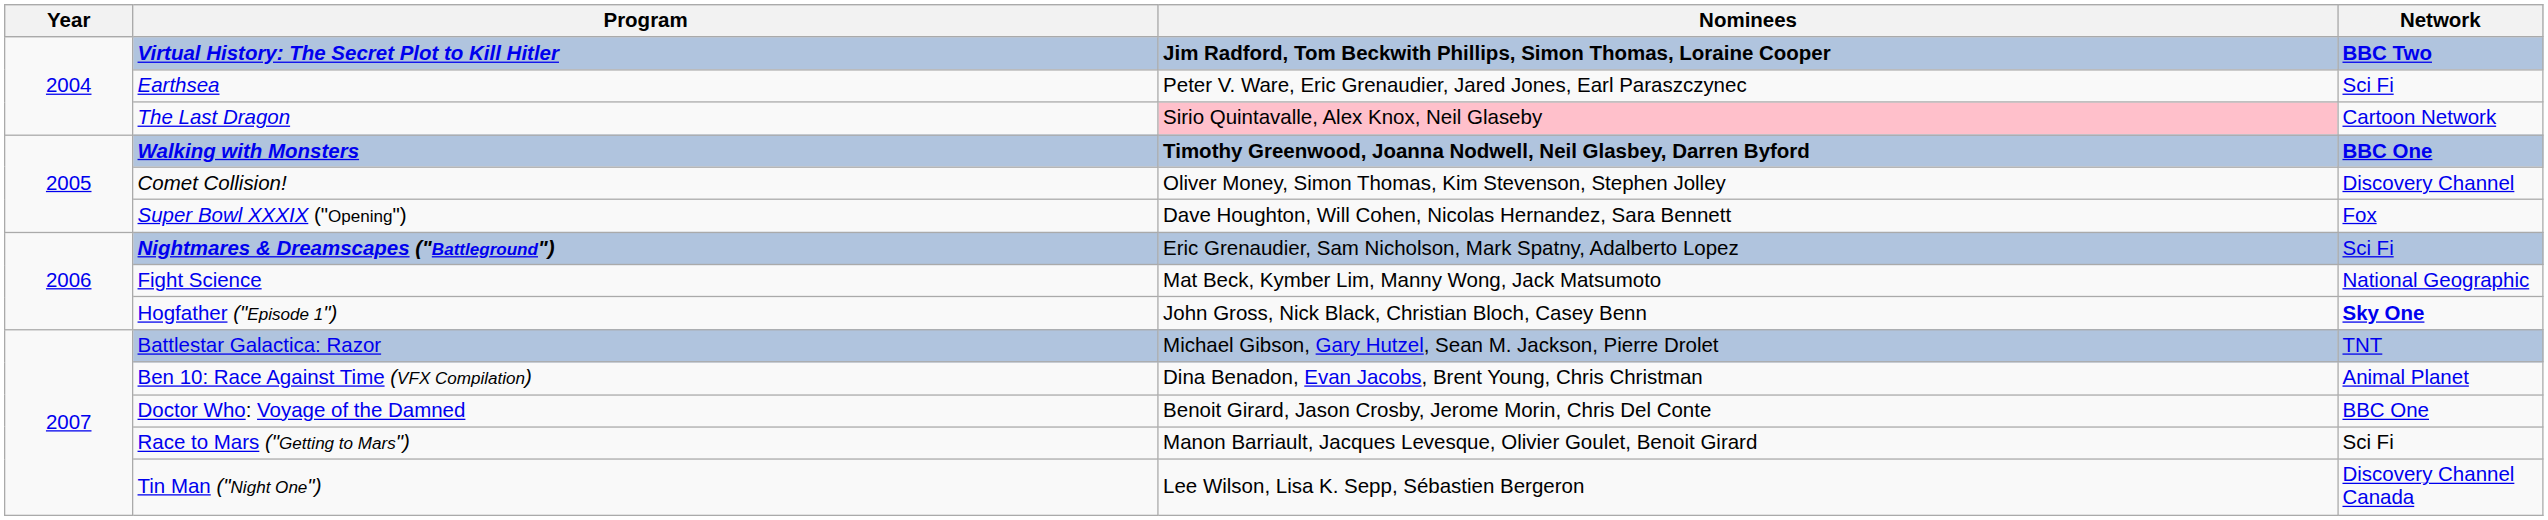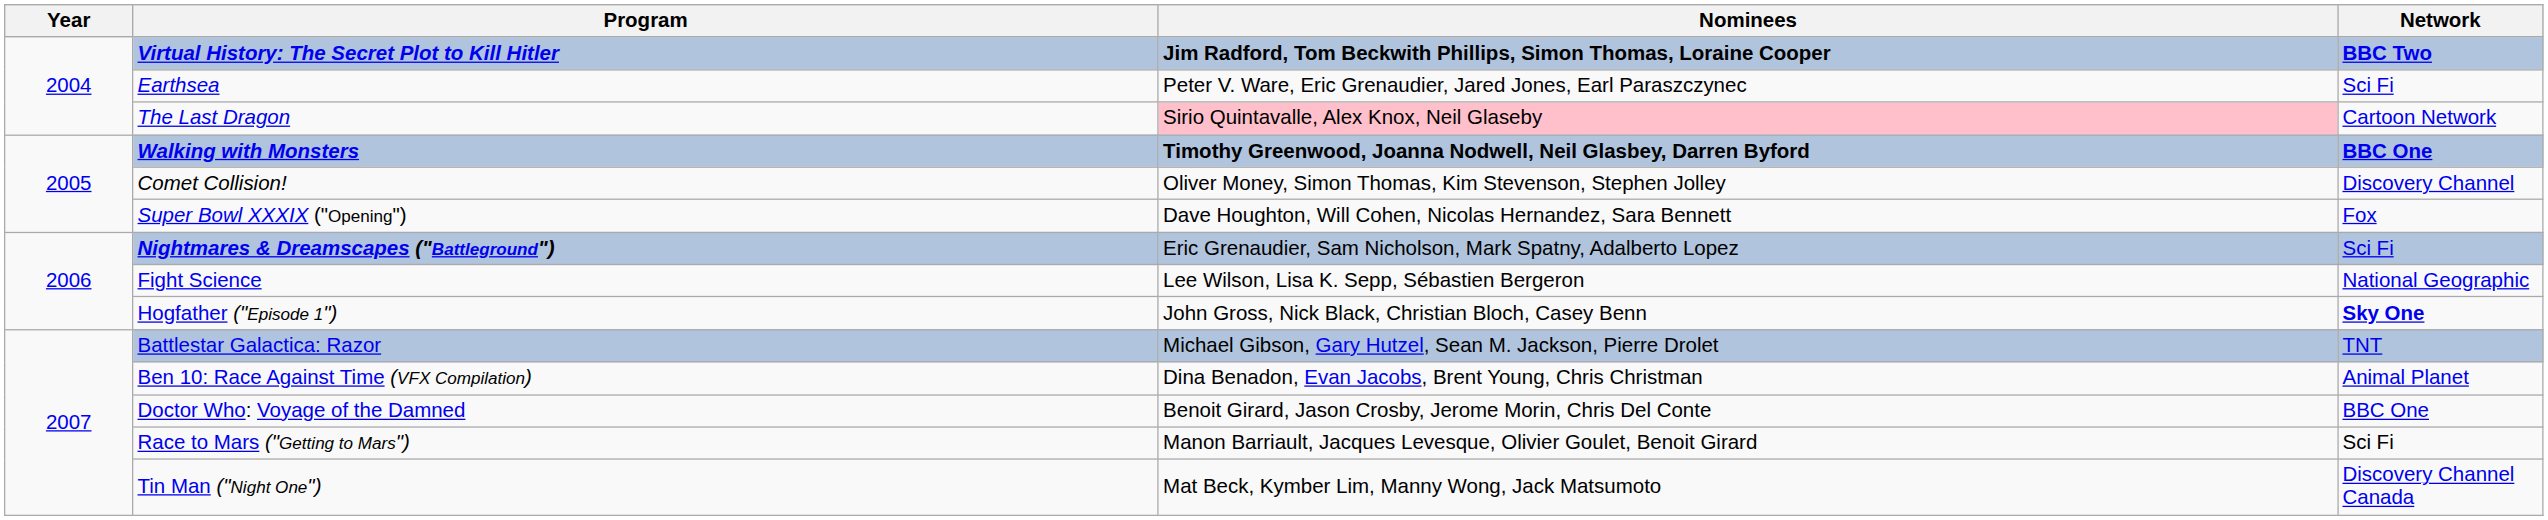(1412, 280) Mat Beck, Kymber Lim, Manny Wong, Jack Matsumoto -> (1374, 280) Lee Wilson, Lisa K. Sepp, Sébastien Bergeron
(1374, 486) Lee Wilson, Lisa K. Sepp, Sébastien Bergeron -> (1412, 486) Mat Beck, Kymber Lim, Manny Wong, Jack Matsumoto
